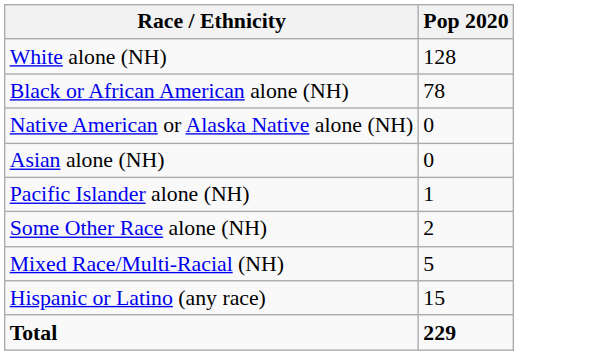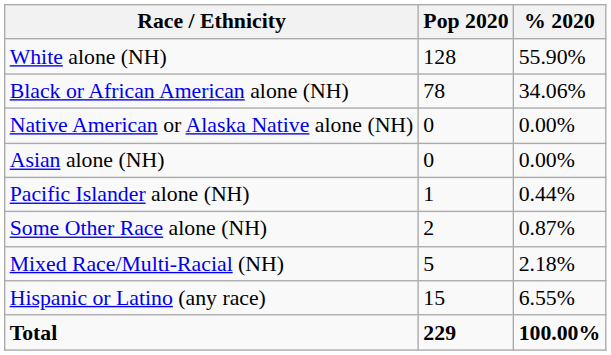+ column: (559, 21)
